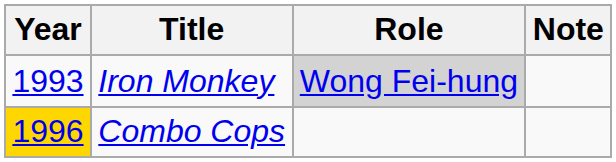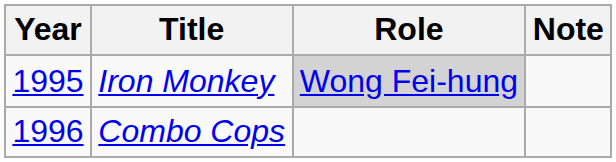(48, 80) 1993 -> (48, 80) 1995
(48, 131) gold background -> (48, 131) no background
